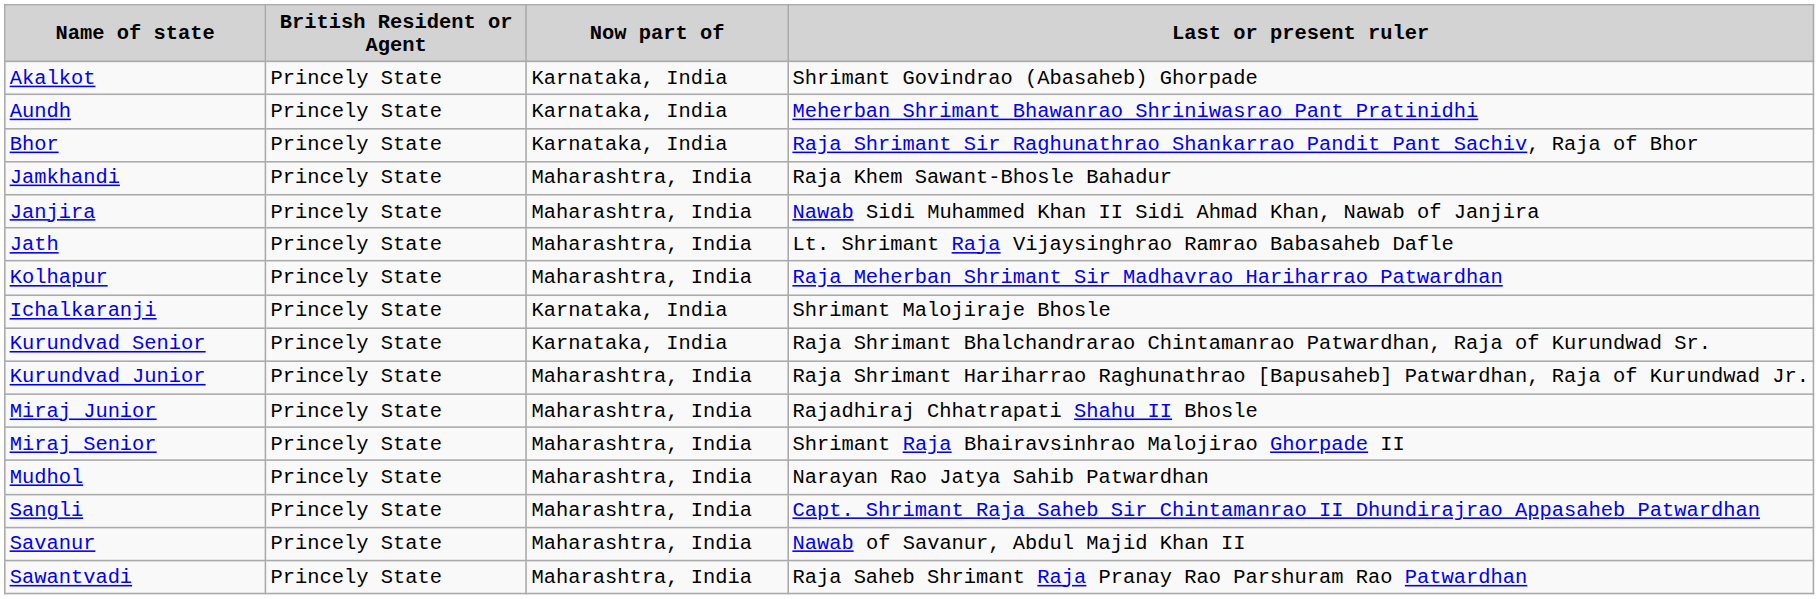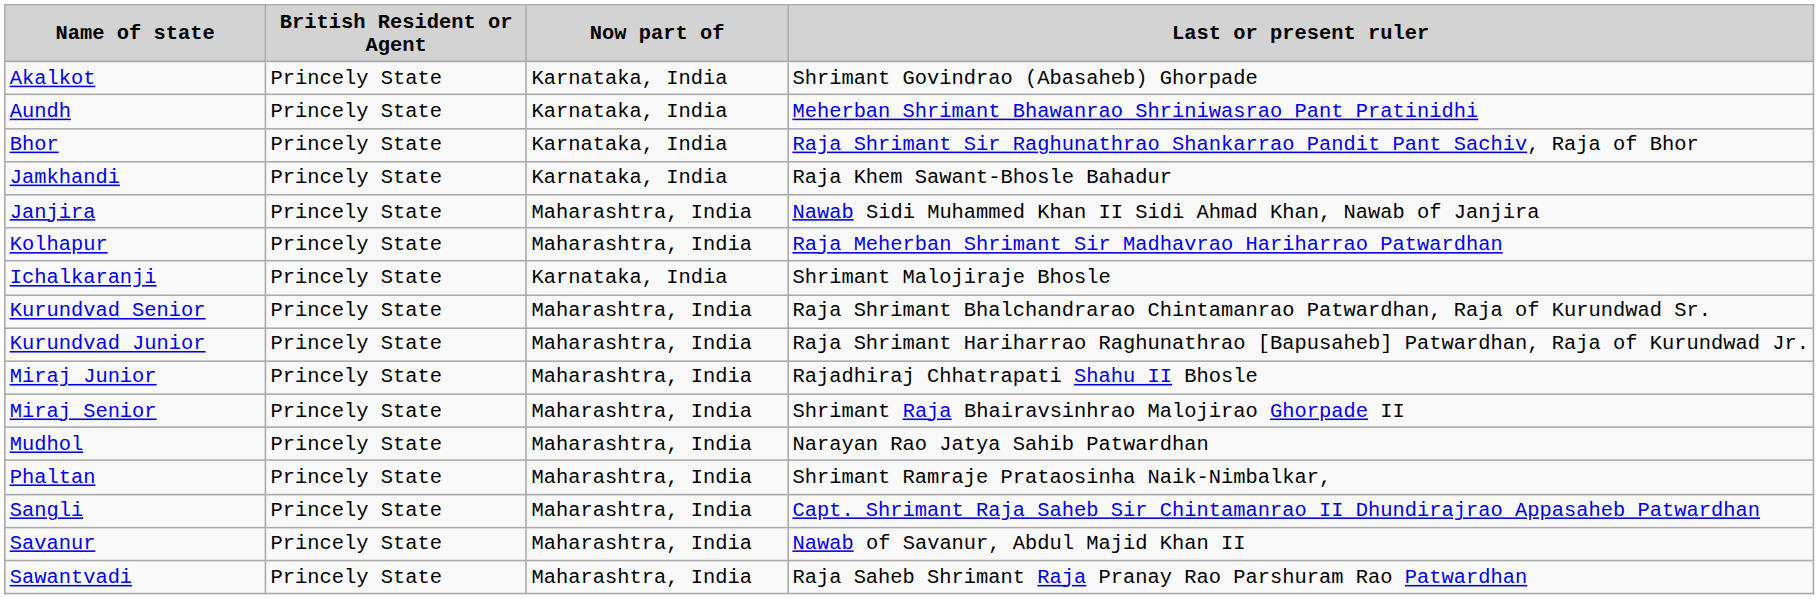(642, 178) Maharashtra, India -> (629, 178) Karnataka, India
- row: (34, 245)
(629, 344) Karnataka, India -> (642, 311) Maharashtra, India
+ row: (53, 477)
